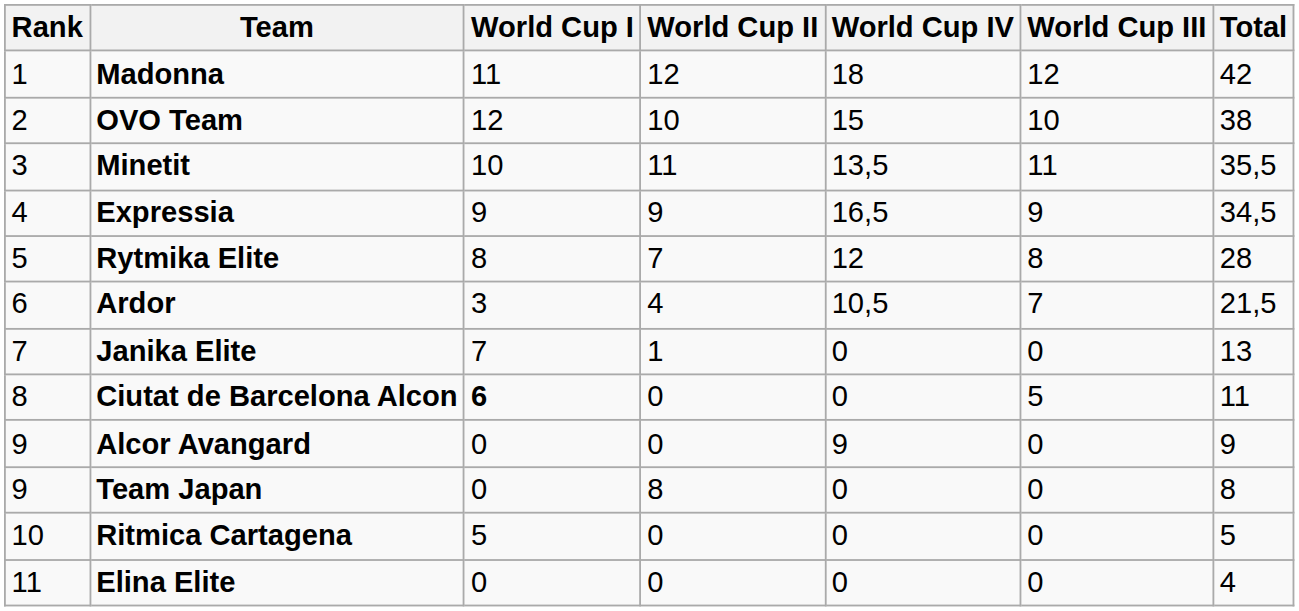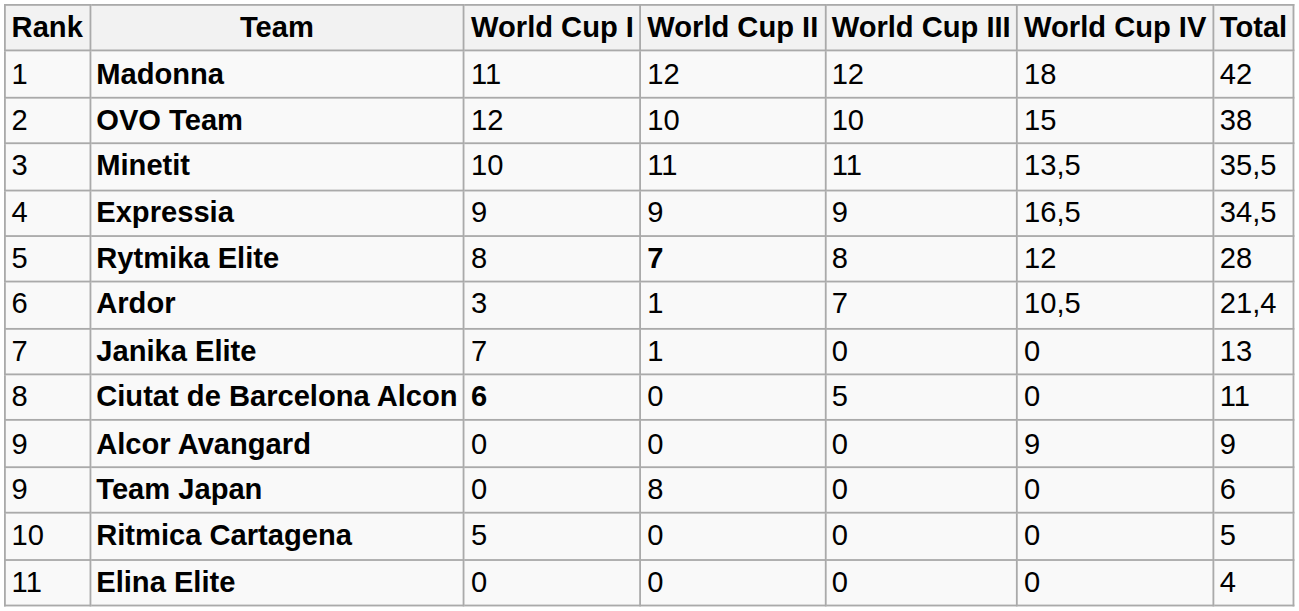columns swapped: (1117, 27) <-> (923, 27)
(655, 258) normal -> (655, 258) bold
(655, 304) 4 -> (655, 304) 1
(1248, 304) 21,5 -> (1248, 304) 21,4
(1228, 489) 8 -> (1228, 489) 6
